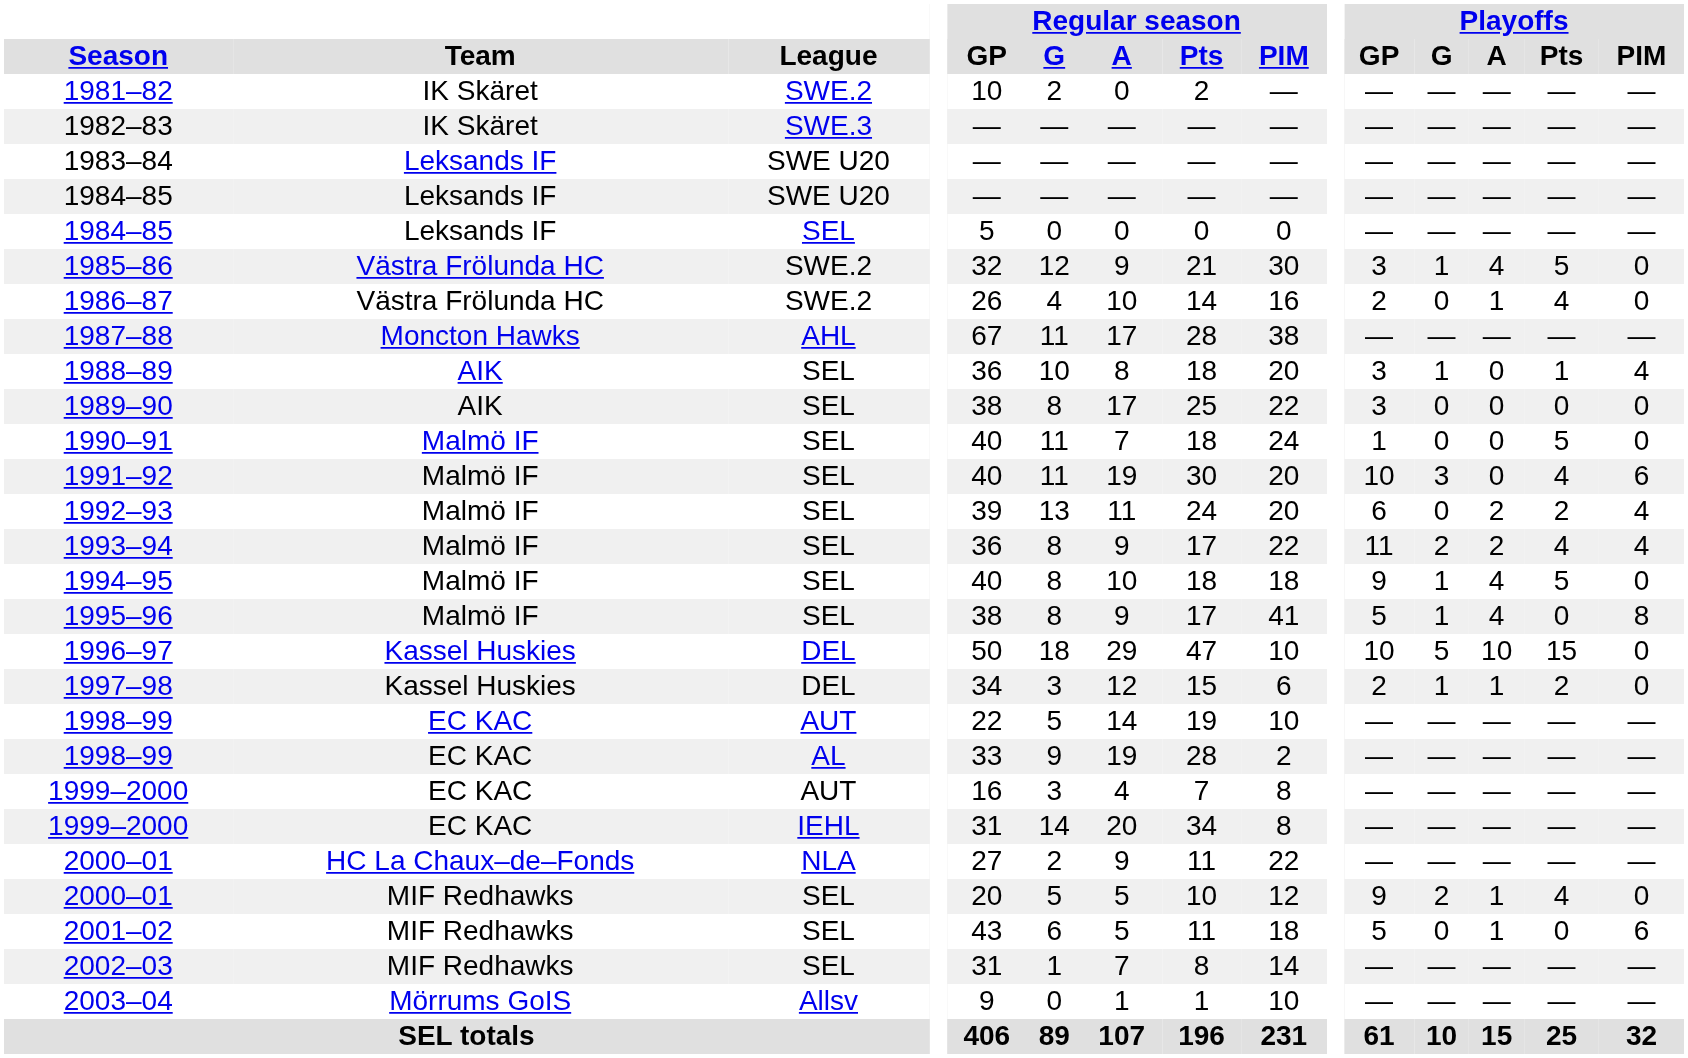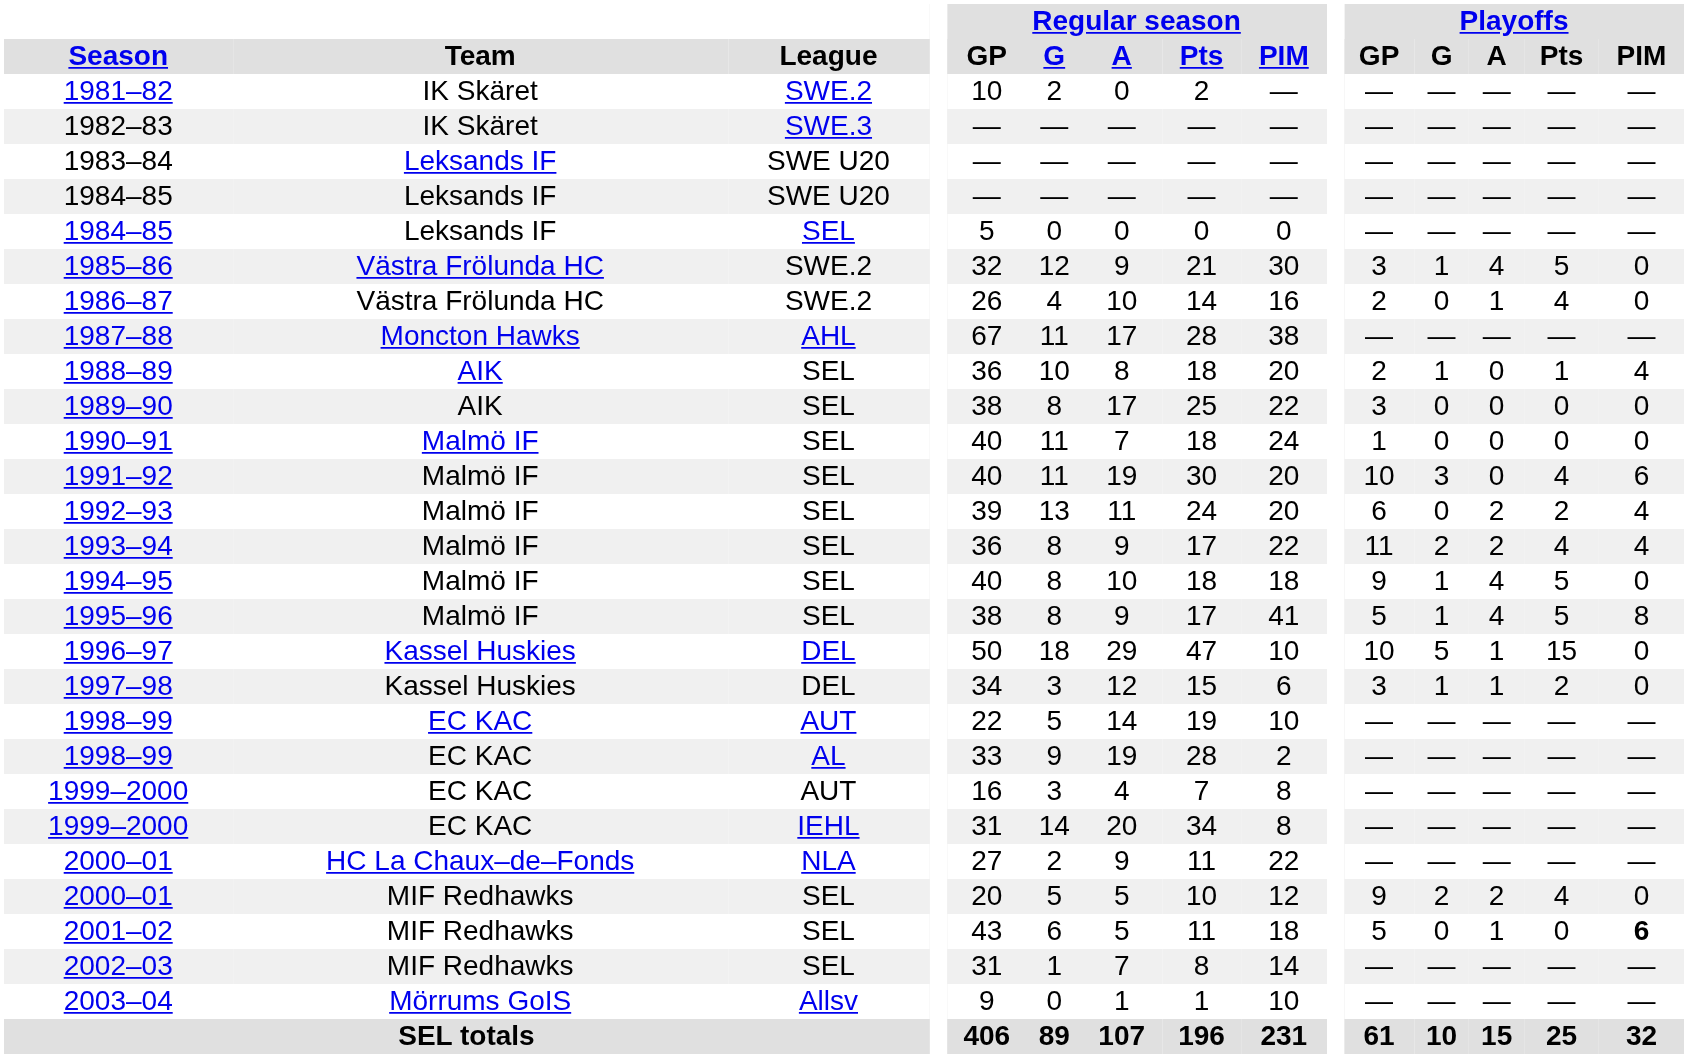(1379, 371) 3 -> (1379, 371) 2
(1562, 441) 5 -> (1562, 441) 0
(1562, 616) 0 -> (1562, 616) 5
(1497, 651) 10 -> (1497, 651) 1
(1379, 686) 2 -> (1379, 686) 3
(1497, 896) 1 -> (1497, 896) 2
(1642, 931) normal -> (1642, 931) bold
